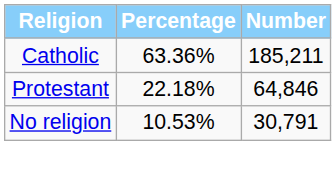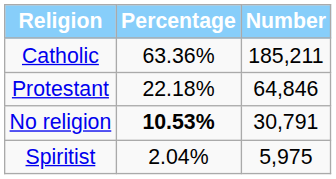(178, 122) normal -> (178, 122) bold
+ row: (60, 156)
